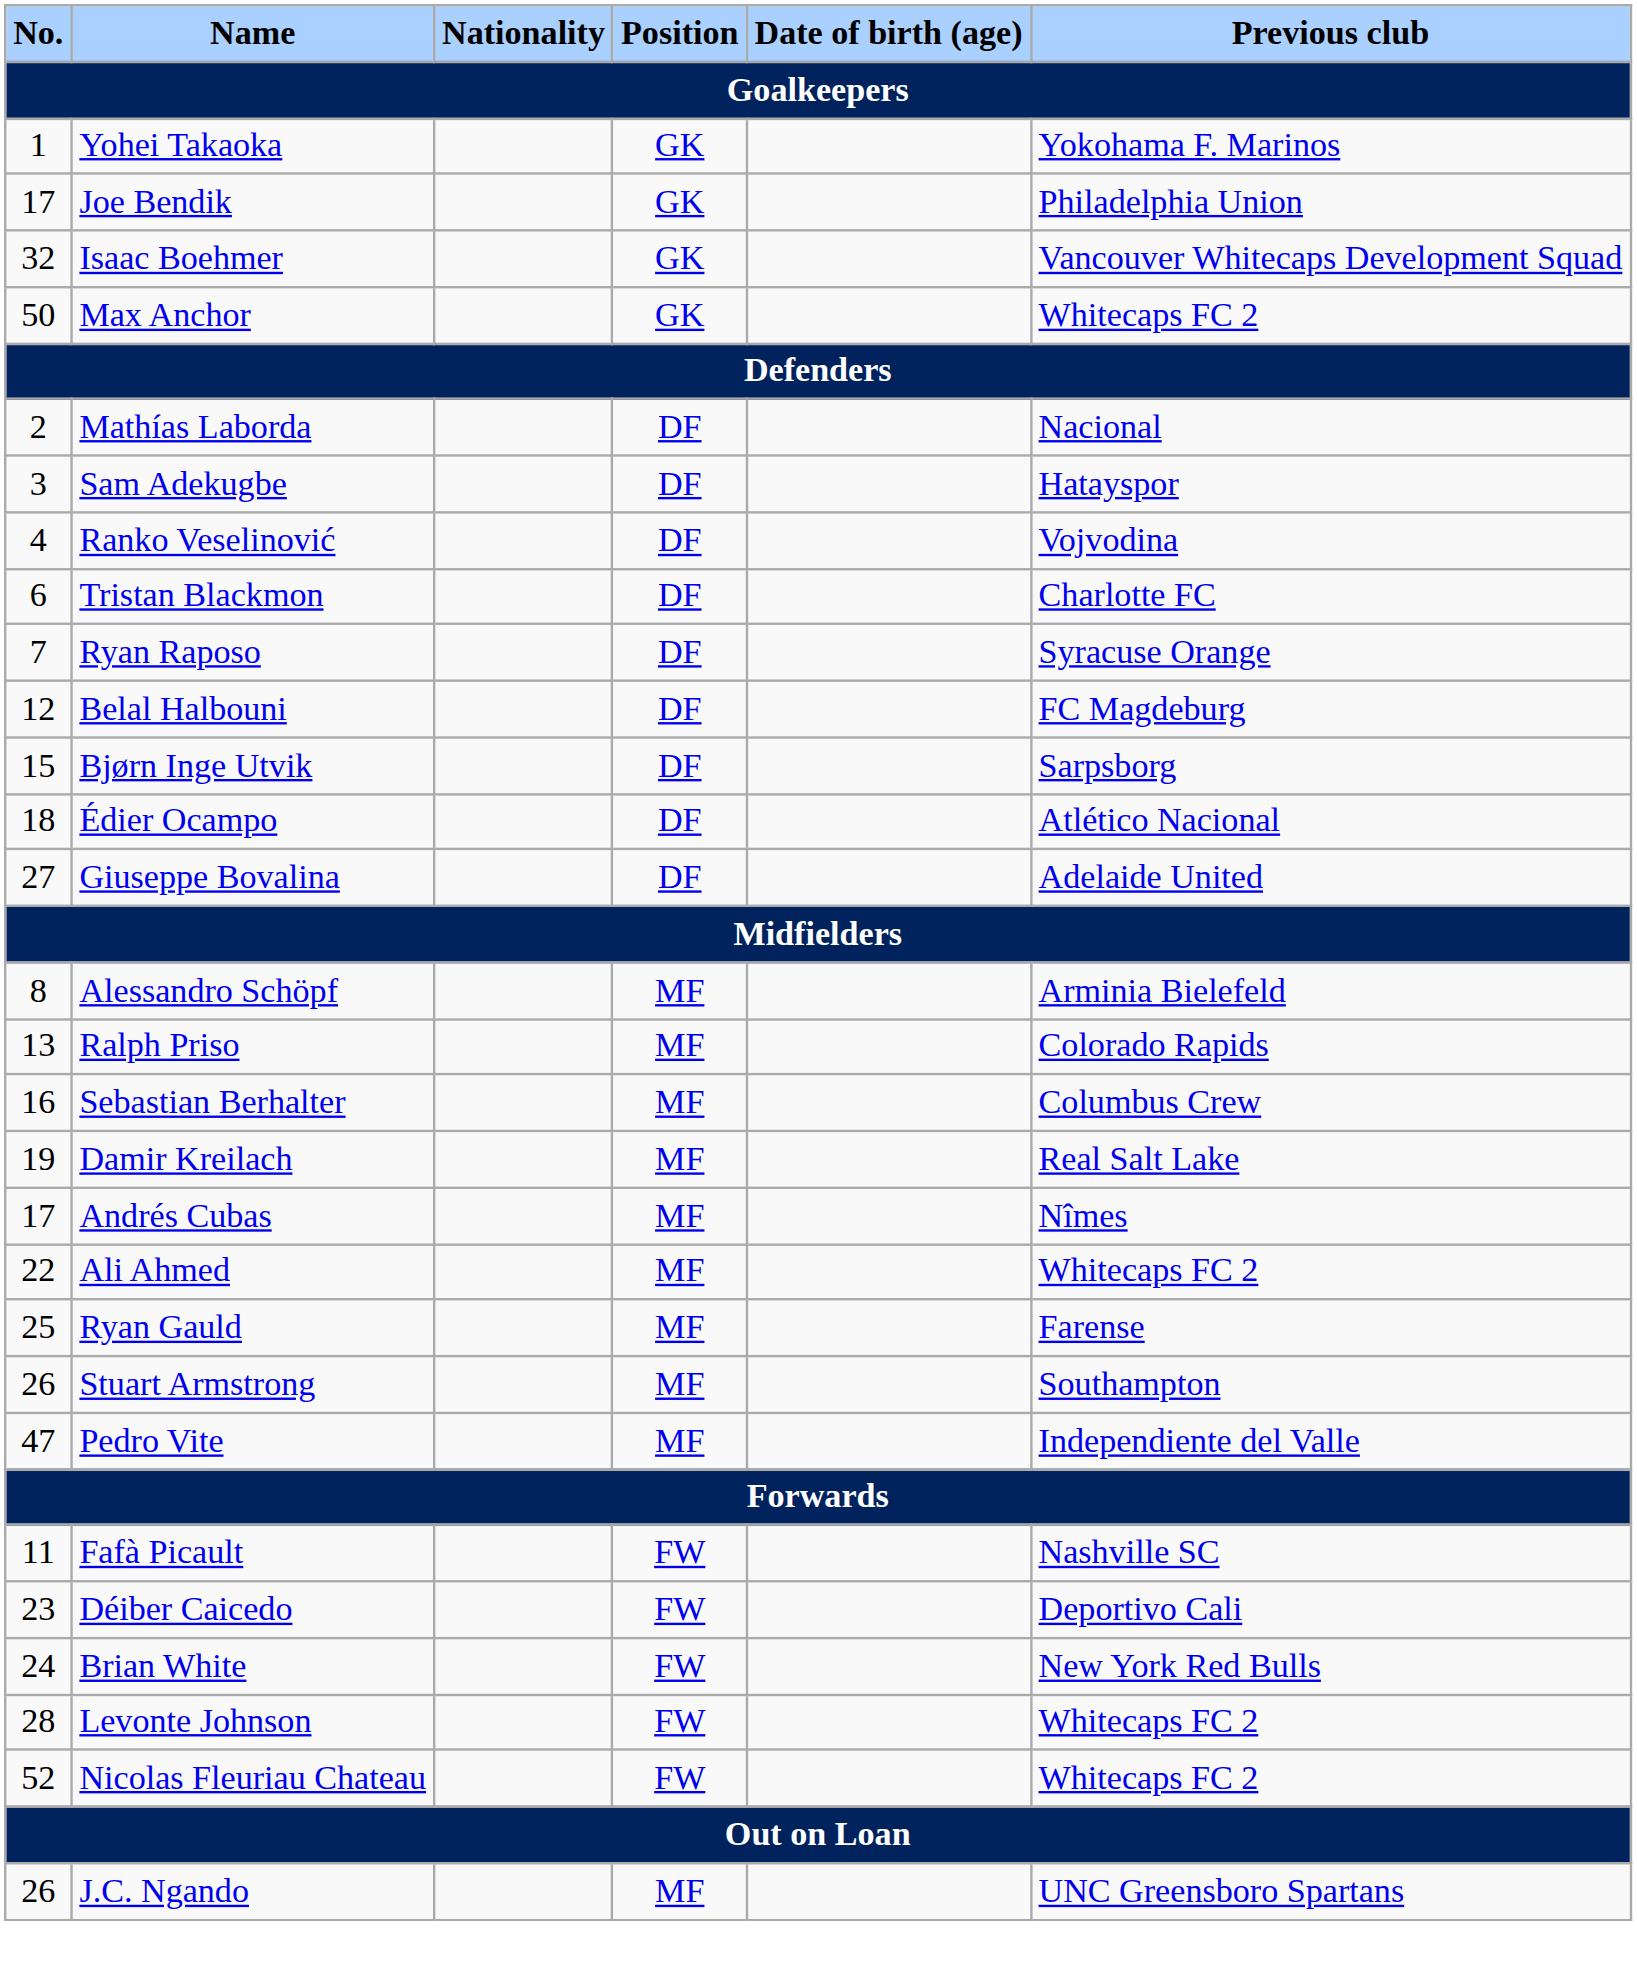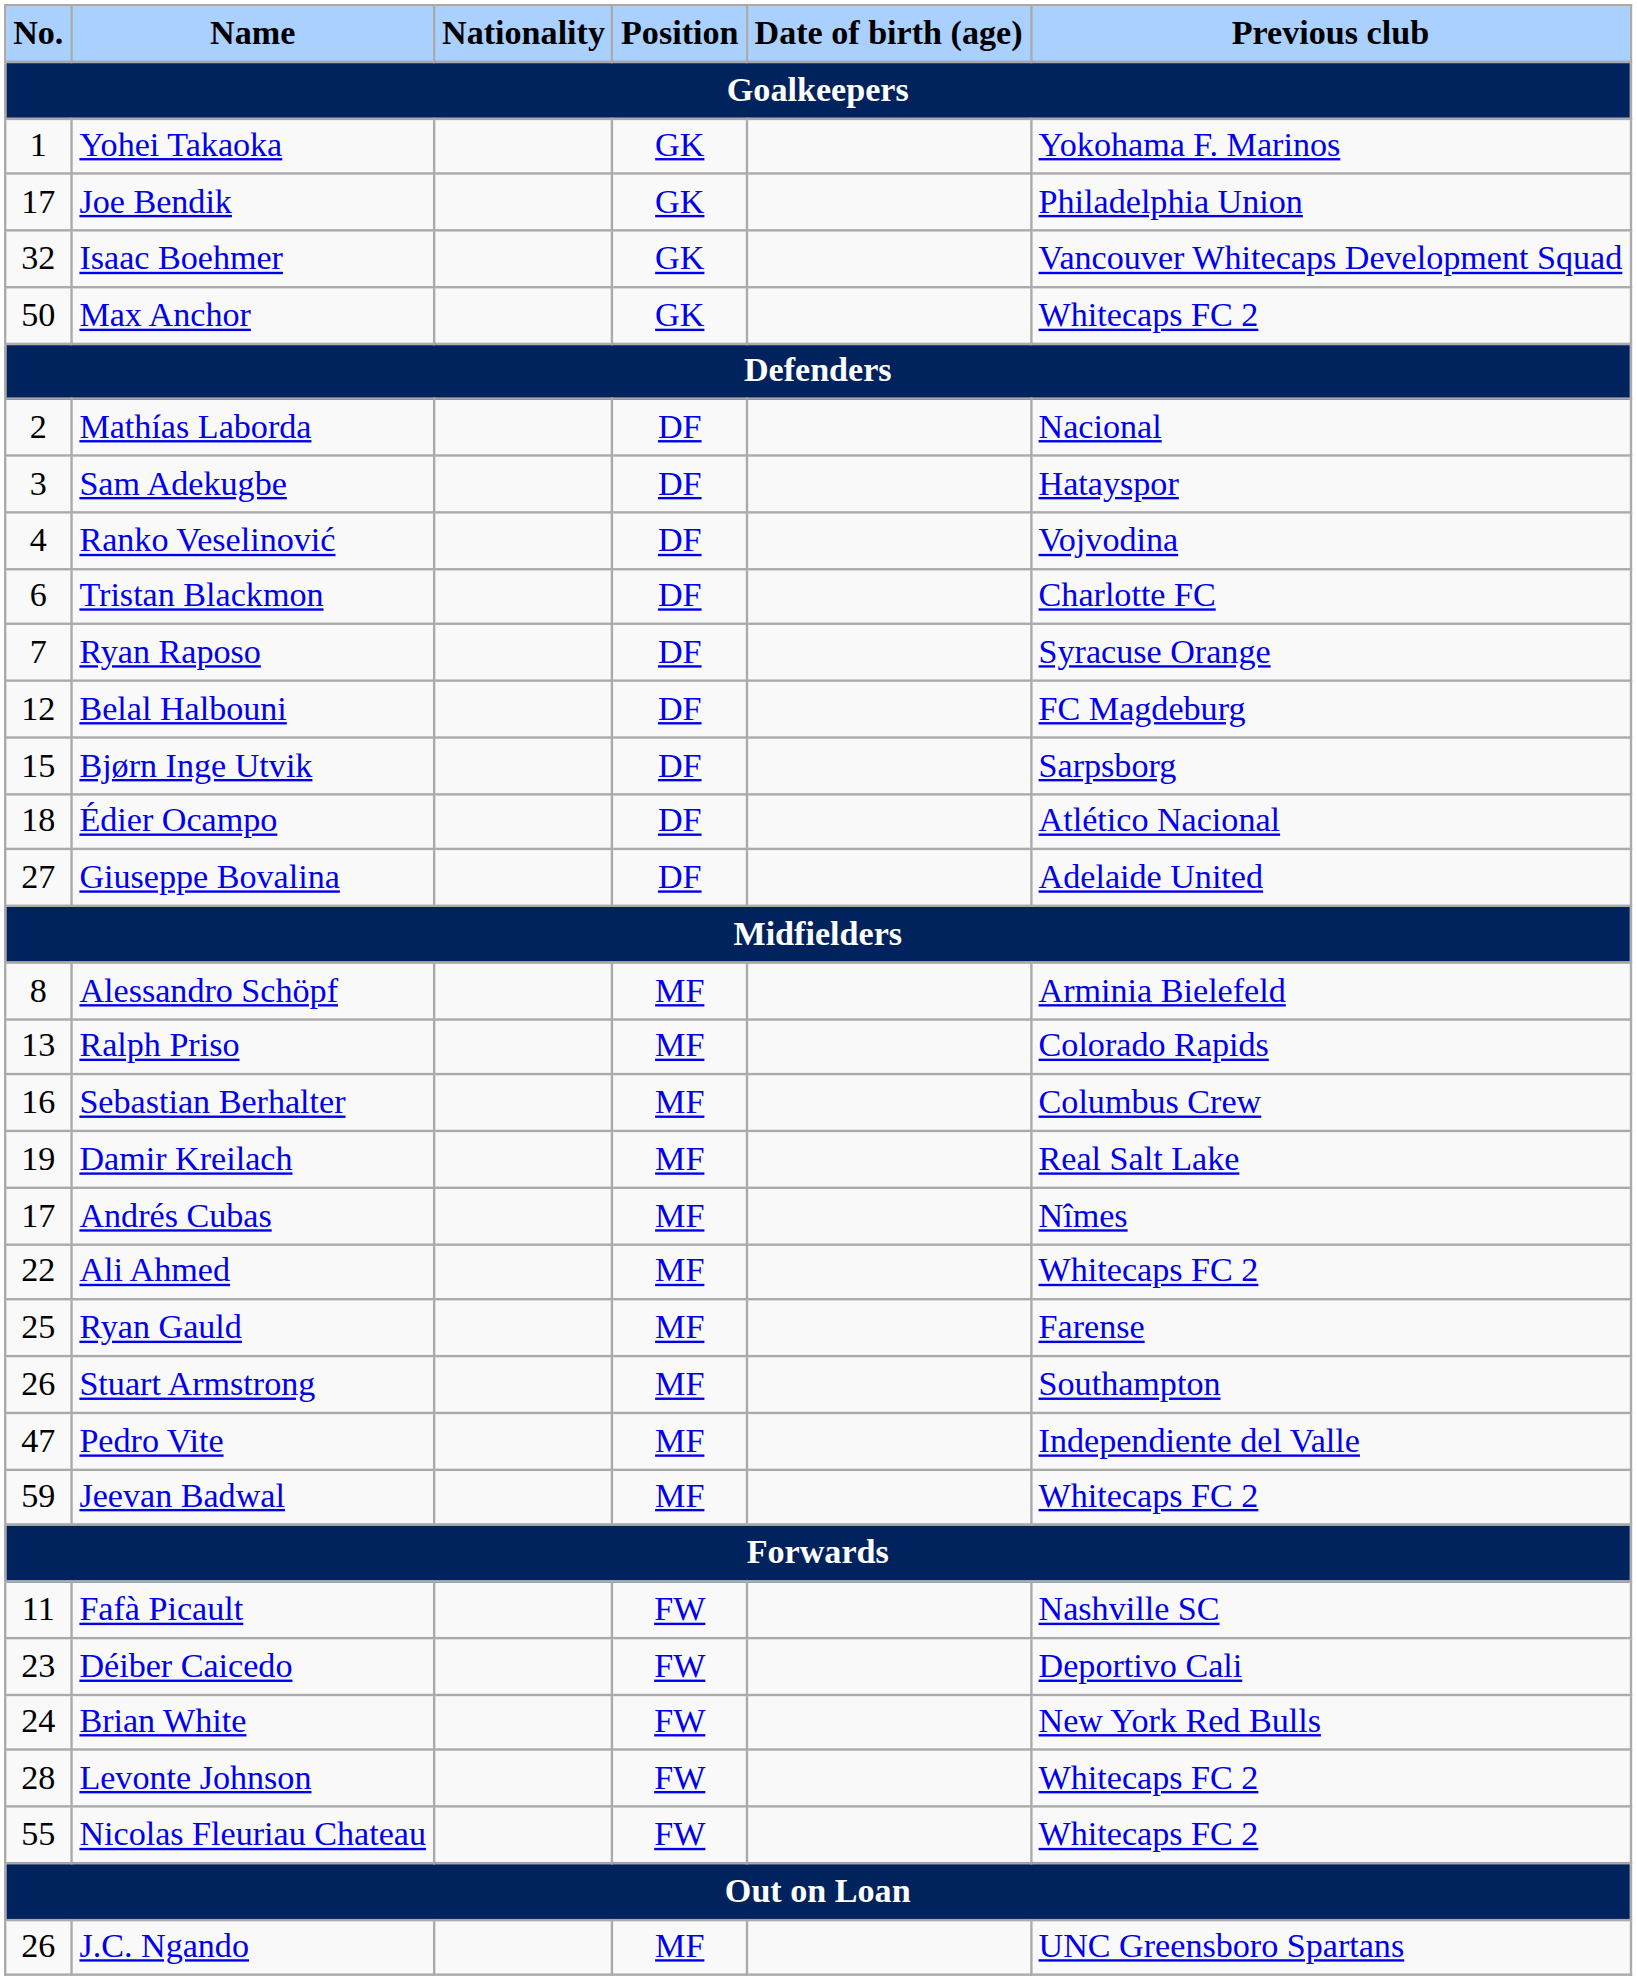+ row: (182, 1496)
(38, 1777) 52 -> (38, 1834) 55
